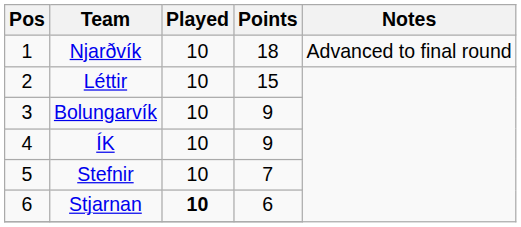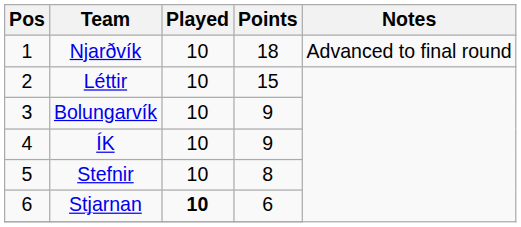(268, 174) 7 -> (268, 174) 8
